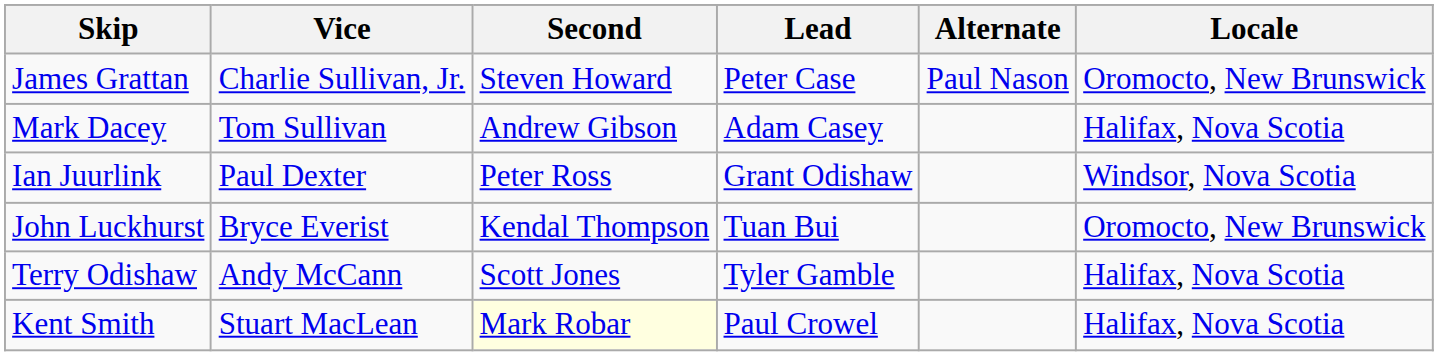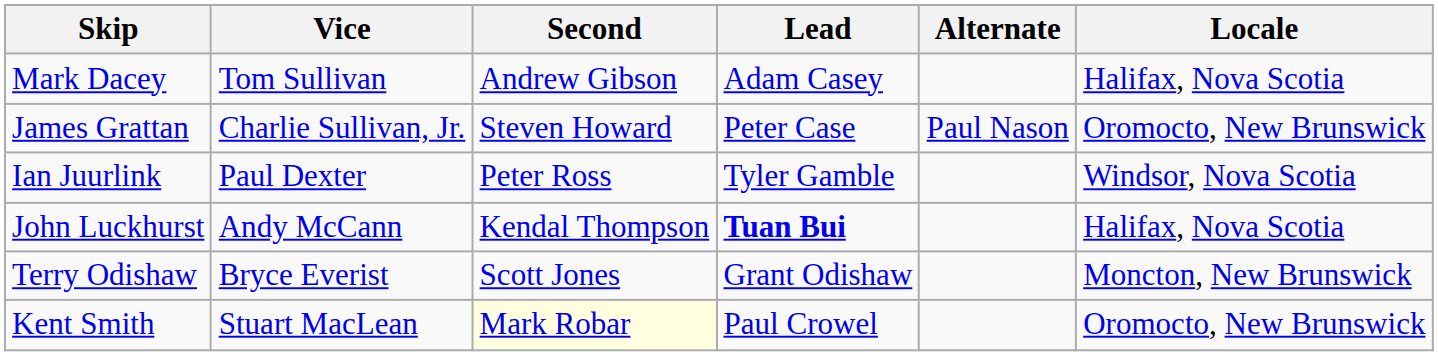rows swapped: (89, 127) <-> (100, 78)
(818, 176) Grant Odishaw -> (809, 176) Tyler Gamble
(304, 226) Bryce Everist -> (311, 226) Andy McCann
(781, 226) normal -> (785, 226) bold
(1254, 226) Oromocto, New Brunswick -> (1214, 226) Halifax, Nova Scotia
(311, 275) Andy McCann -> (304, 275) Bryce Everist
(809, 275) Tyler Gamble -> (818, 275) Grant Odishaw
(1214, 275) Halifax, Nova Scotia -> (1247, 275) Moncton, New Brunswick
(1214, 324) Halifax, Nova Scotia -> (1254, 324) Oromocto, New Brunswick
